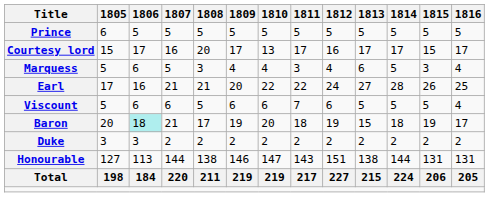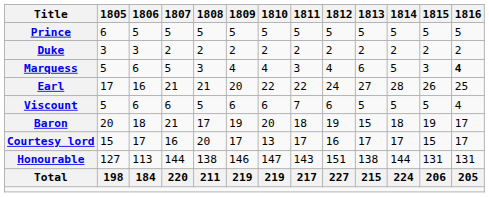rows swapped: (51, 141) <-> (51, 50)
(458, 68) normal -> (458, 68) bold
(139, 123) paleturquoise background -> (139, 123) no background
